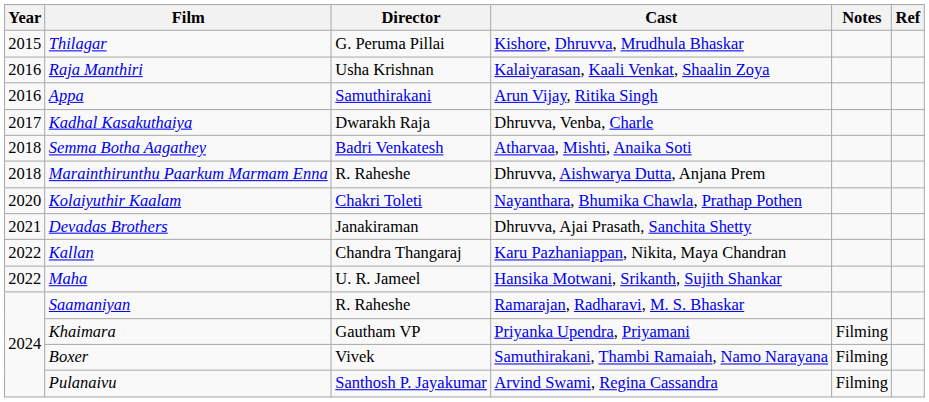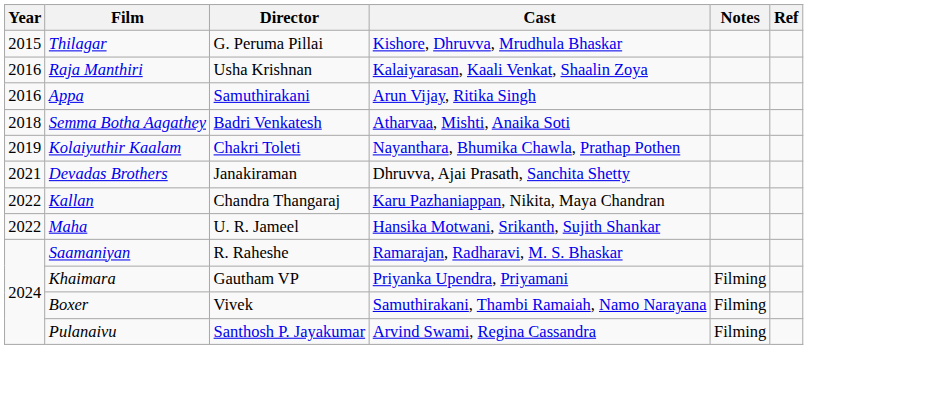- row: (121, 122)
- row: (188, 174)
(25, 200) 2020 -> (25, 148) 2019
